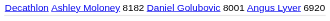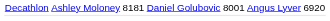(133, 7) 8182 -> (133, 7) 8181
